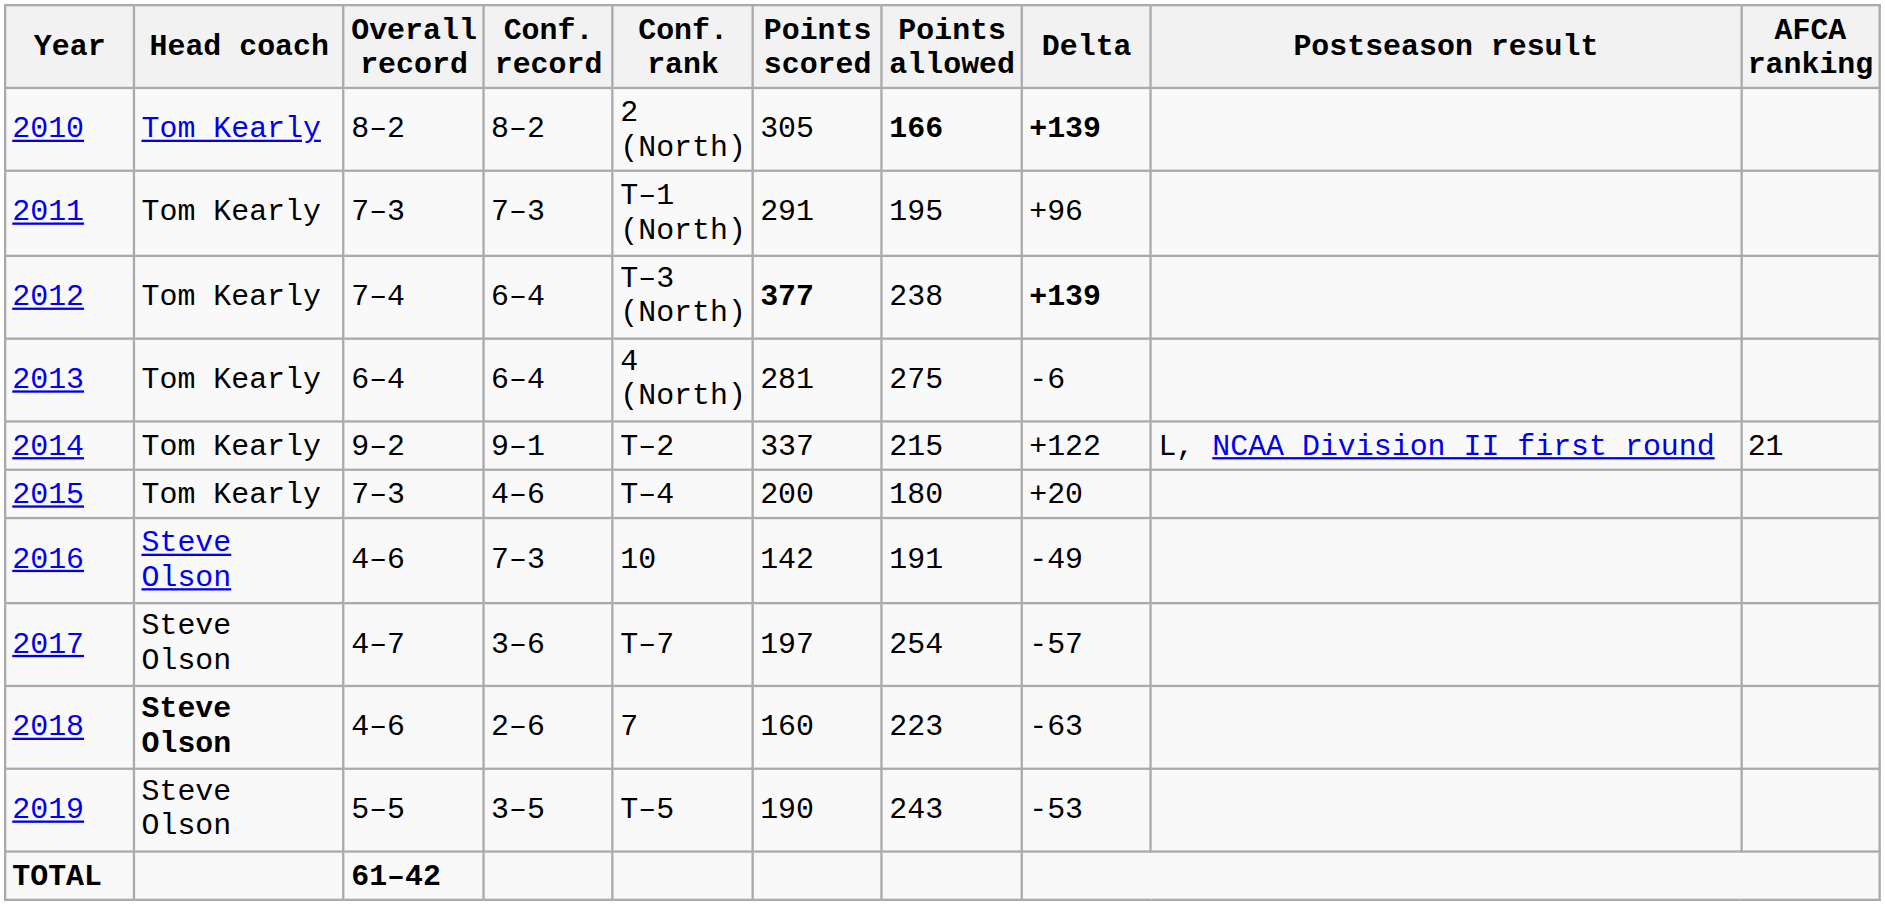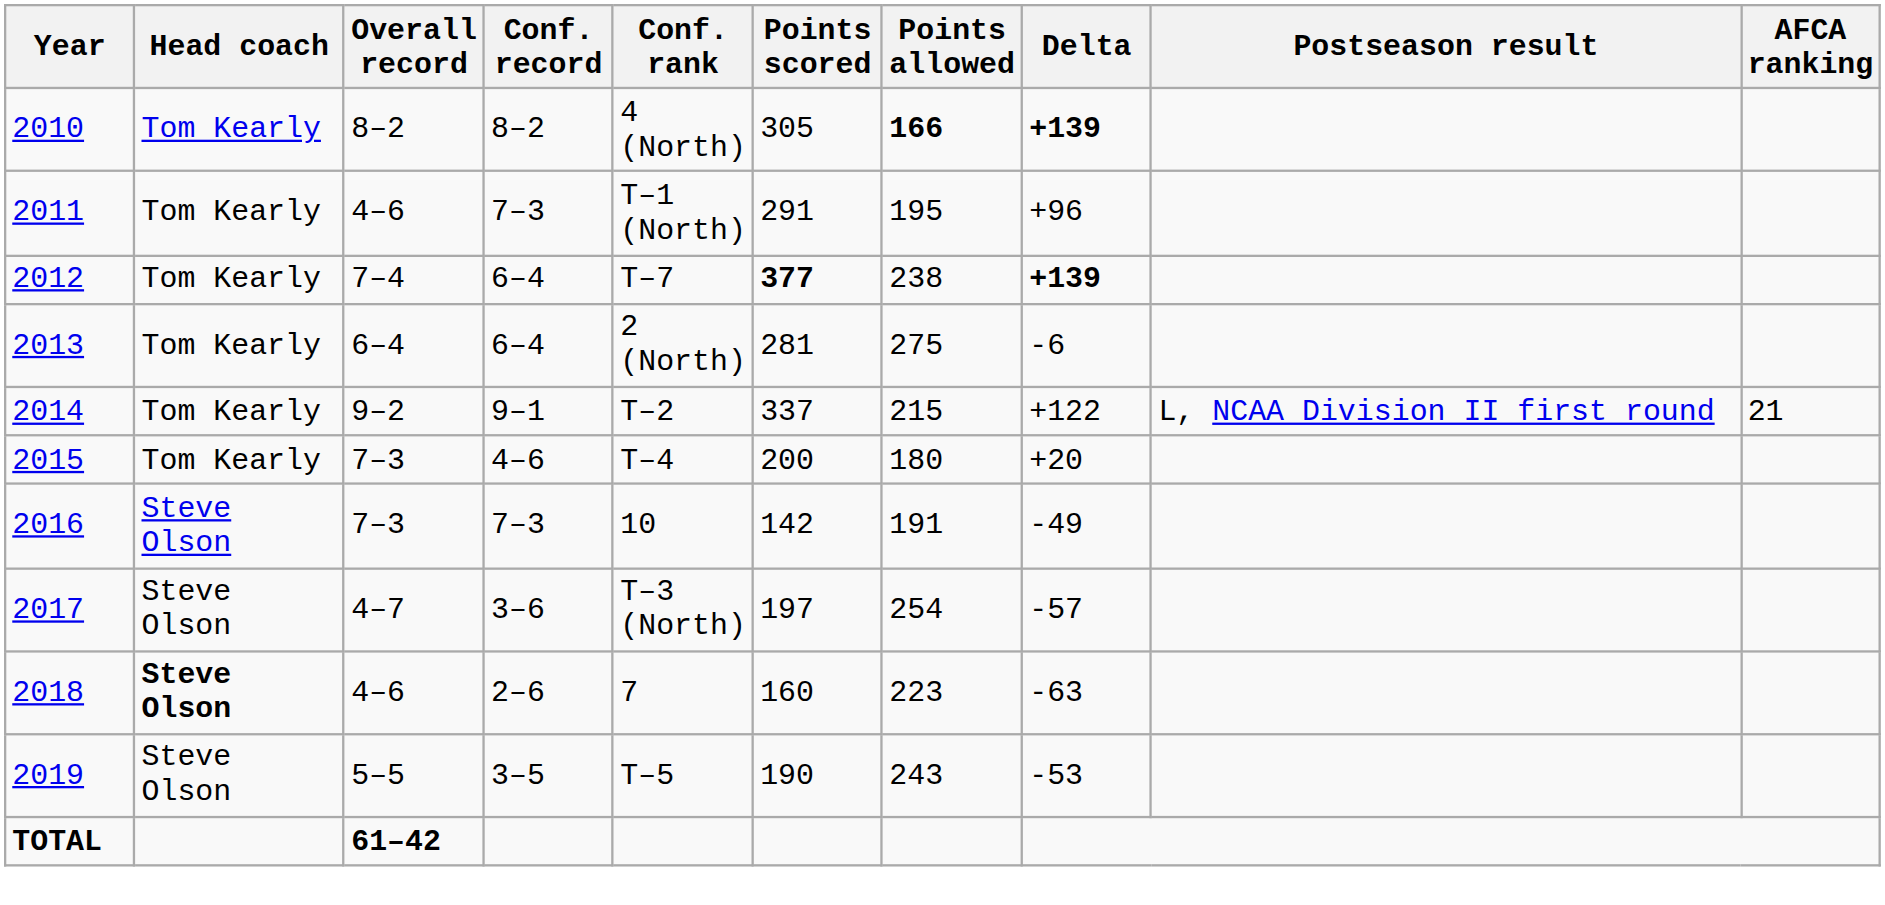(683, 130) 2 (North) -> (683, 130) 4 (North)
(378, 213) 7–3 -> (378, 213) 4–6
(683, 296) T–3 (North) -> (647, 279) T–7
(683, 380) 4 (North) -> (683, 345) 2 (North)
(378, 560) 4–6 -> (378, 526) 7–3
(647, 644) T–7 -> (683, 609) T–3 (North)
